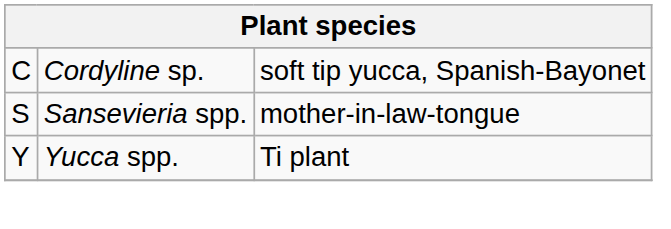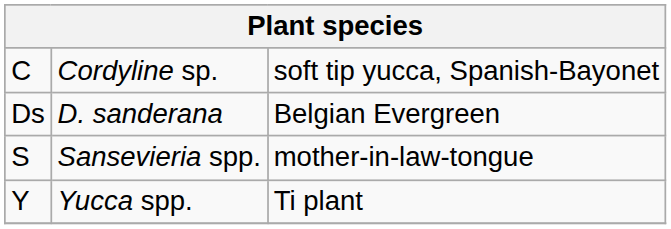+ row: (140, 113)
